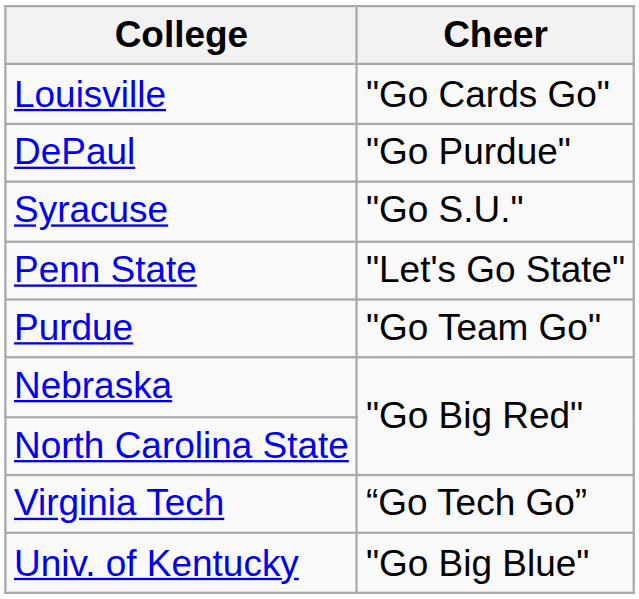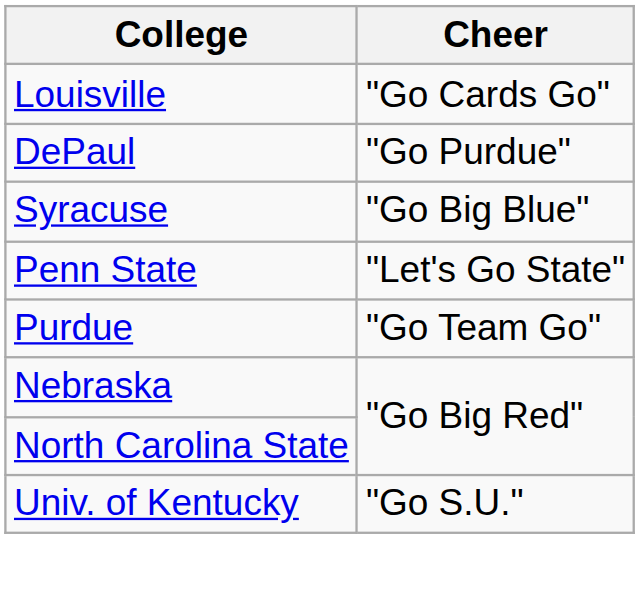(445, 210) "Go S.U." -> (478, 210) "Go Big Blue"
- row: (119, 503)
(478, 562) "Go Big Blue" -> (445, 503) "Go S.U."
